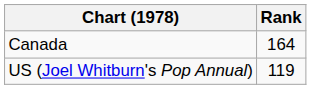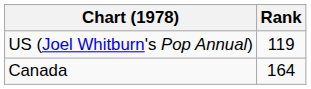rows swapped: (38, 44) <-> (131, 71)
